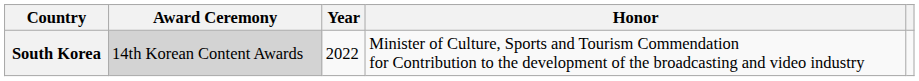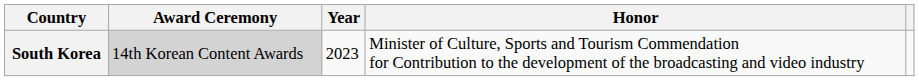(342, 52) 2022 -> (342, 52) 2023
